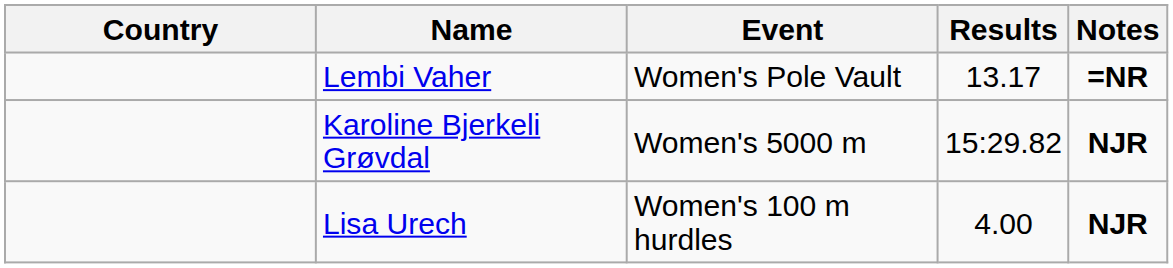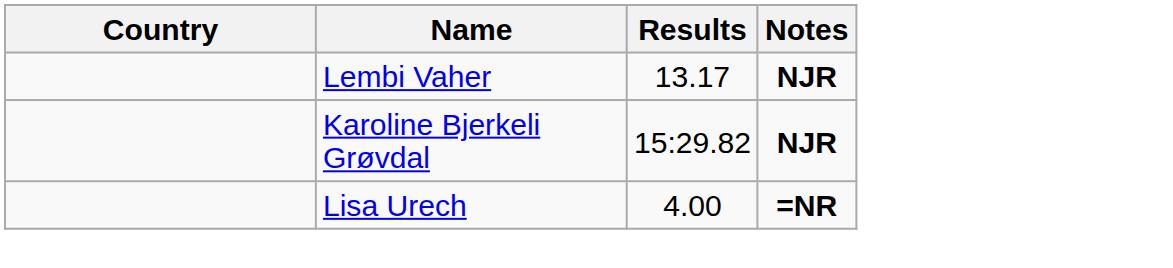- column: (782, 29)
(1118, 77) =NR -> (807, 77) NJR
(1118, 222) NJR -> (807, 206) =NR
